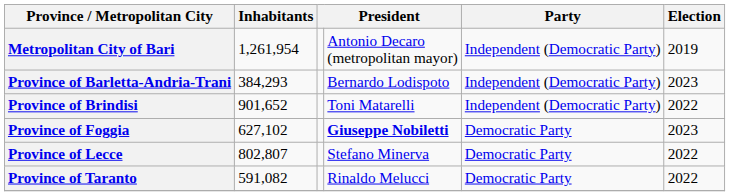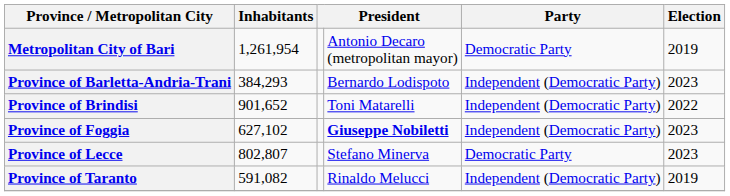(563, 49) Independent (Democratic Party) -> (518, 49) Democratic Party
(518, 130) Democratic Party -> (563, 130) Independent (Democratic Party)
(683, 154) 2022 -> (683, 154) 2023
(518, 178) Democratic Party -> (563, 178) Independent (Democratic Party)
(683, 178) 2022 -> (683, 178) 2019
